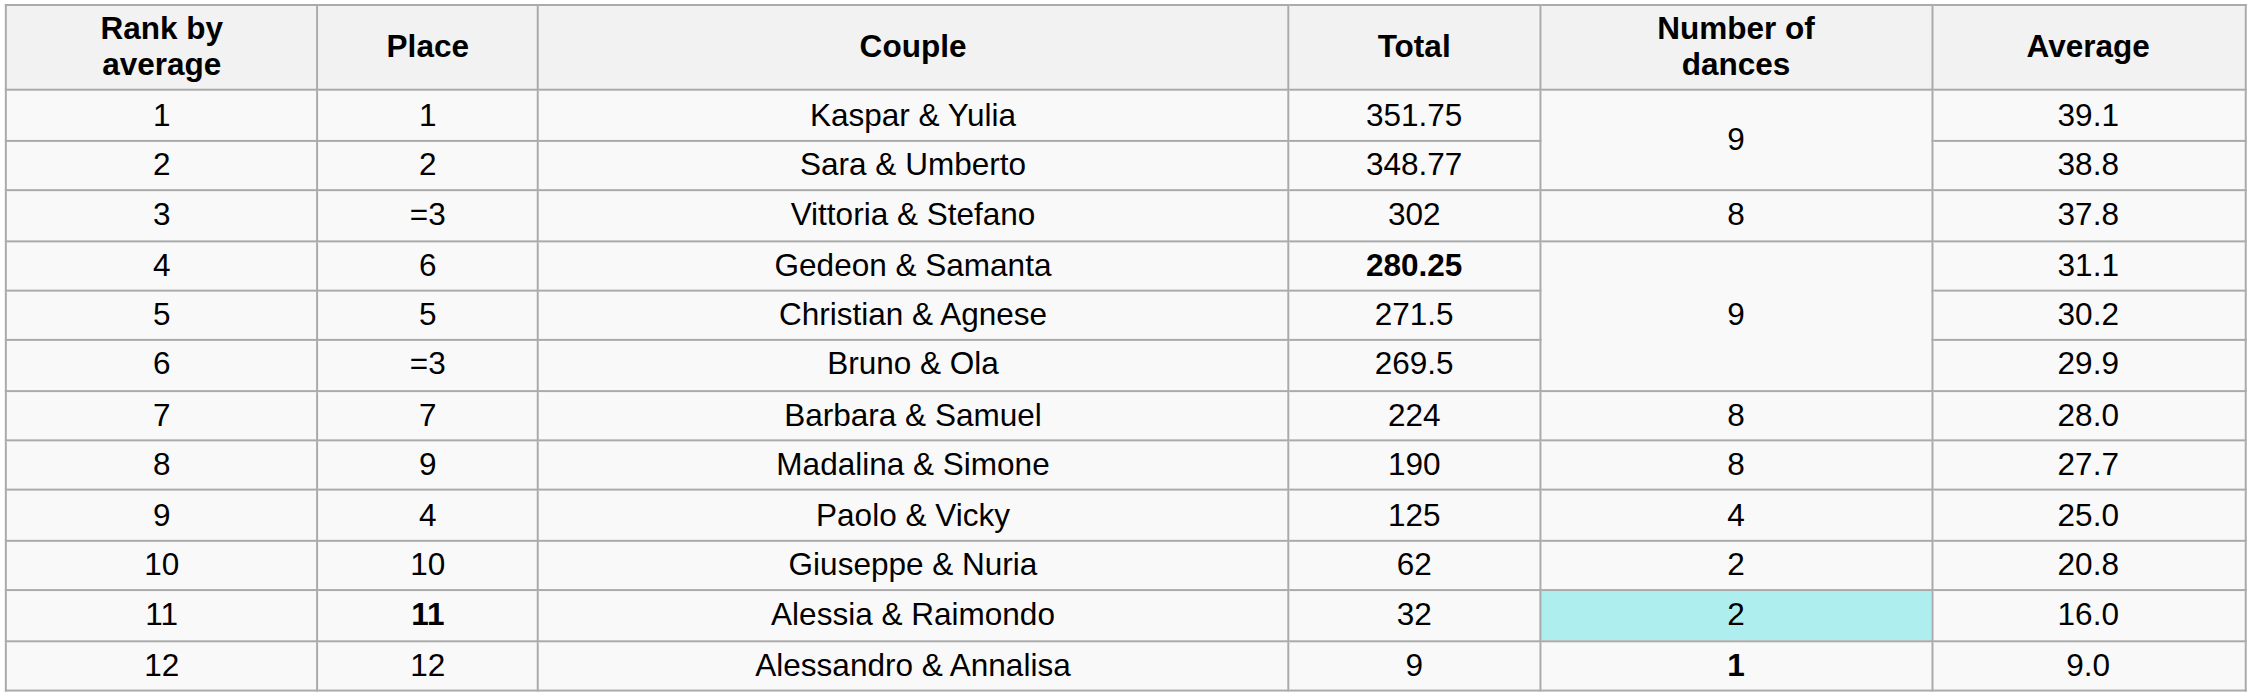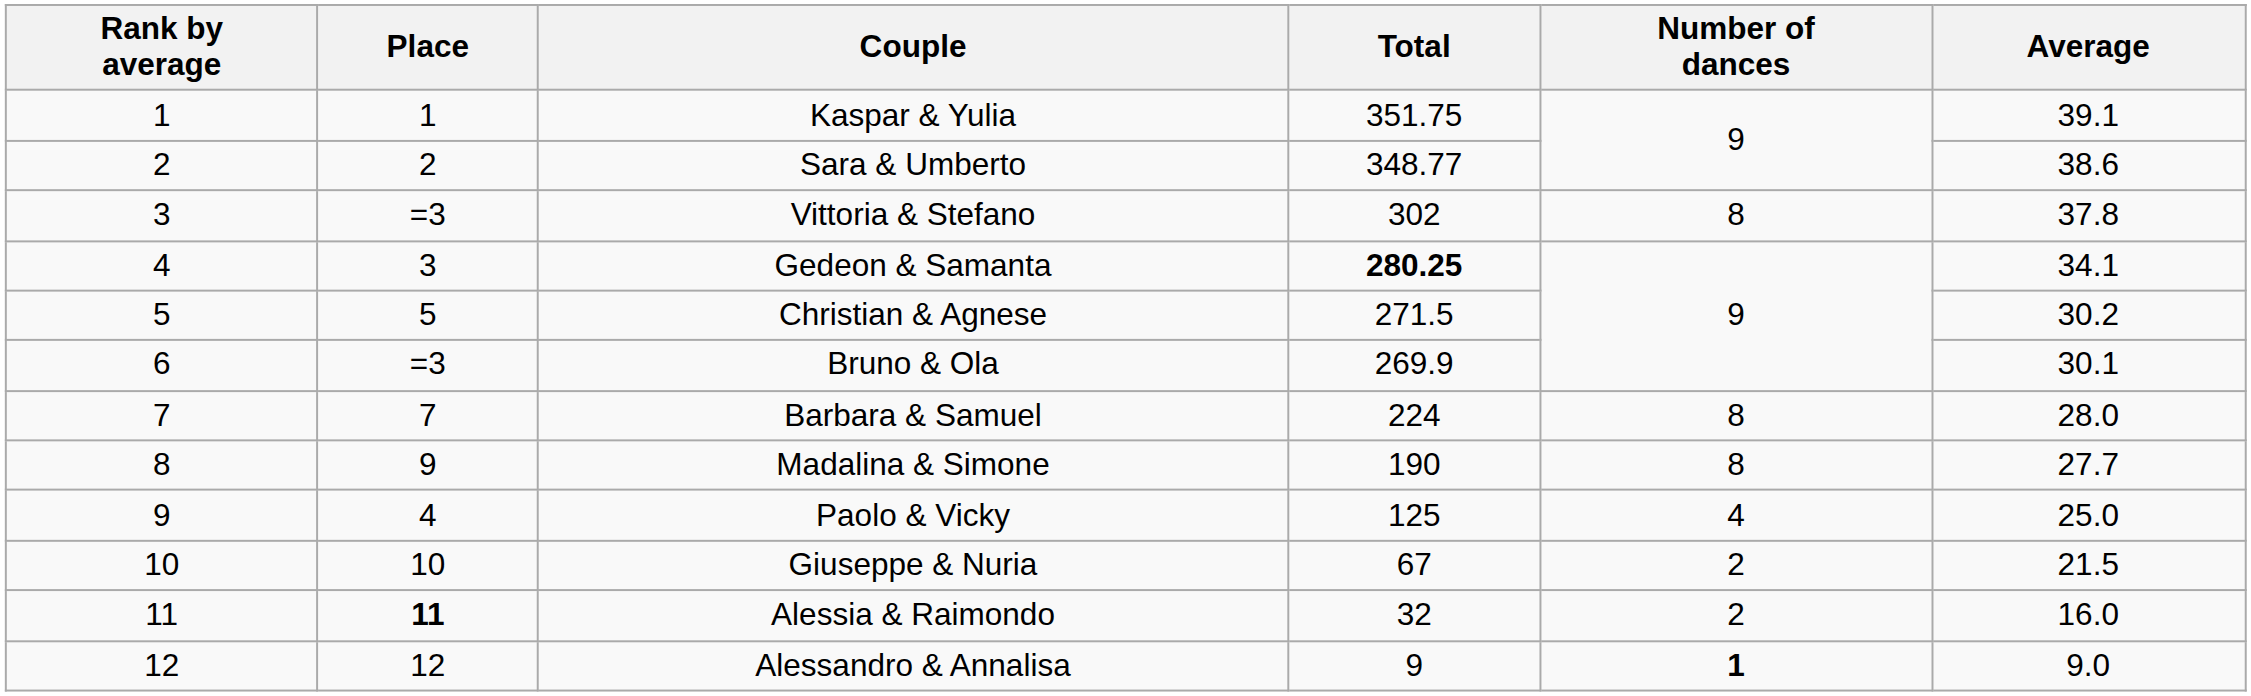(2088, 164) 38.8 -> (2088, 164) 38.6
(428, 264) 6 -> (428, 264) 3
(2088, 264) 31.1 -> (2088, 264) 34.1
(1414, 364) 269.5 -> (1414, 364) 269.9
(2088, 364) 29.9 -> (2088, 364) 30.1
(1414, 564) 62 -> (1414, 564) 67
(2088, 564) 20.8 -> (2088, 564) 21.5
(1736, 614) paleturquoise background -> (1736, 614) no background
